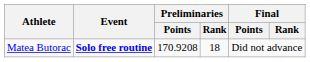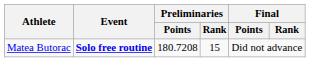(177, 48) 170.9208 -> (177, 48) 180.7208
(215, 48) 18 -> (215, 48) 15
